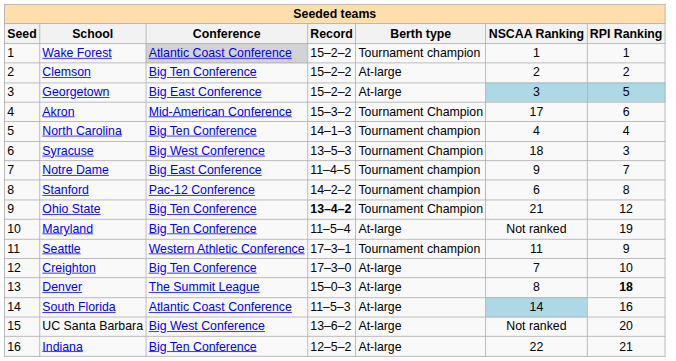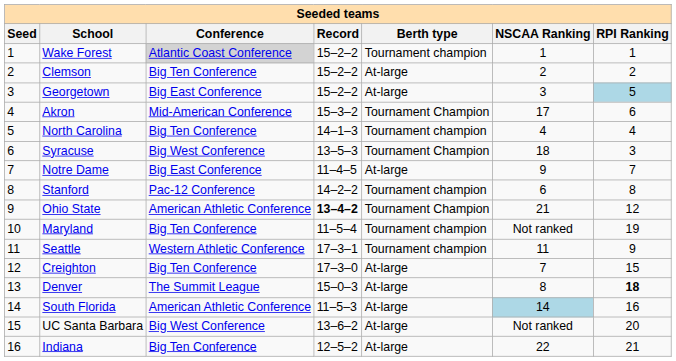(536, 92) lightblue background -> (543, 92) no background
(419, 170) Tournament champion -> (386, 170) At-large
(203, 209) Big Ten Conference -> (230, 209) American Athletic Conference
(380, 229) At-large -> (426, 229) Tournament champion
(626, 268) 10 -> (632, 268) 15
(220, 307) Atlantic Coast Conference -> (230, 307) American Athletic Conference
